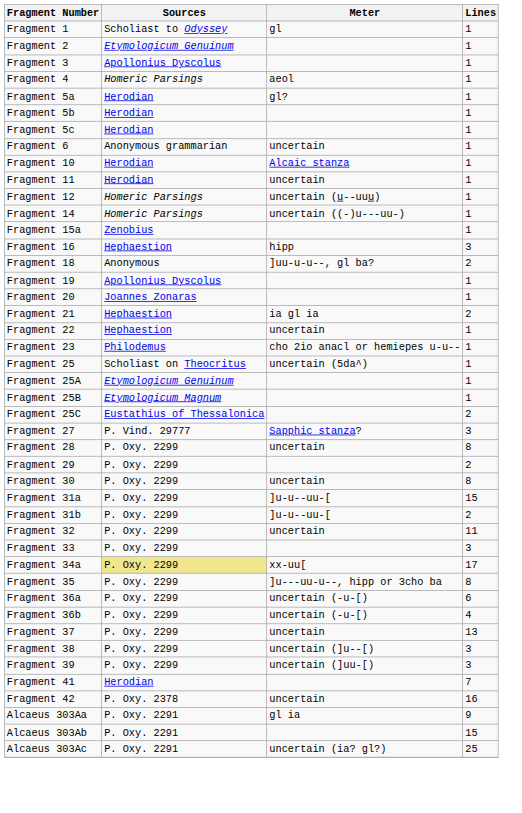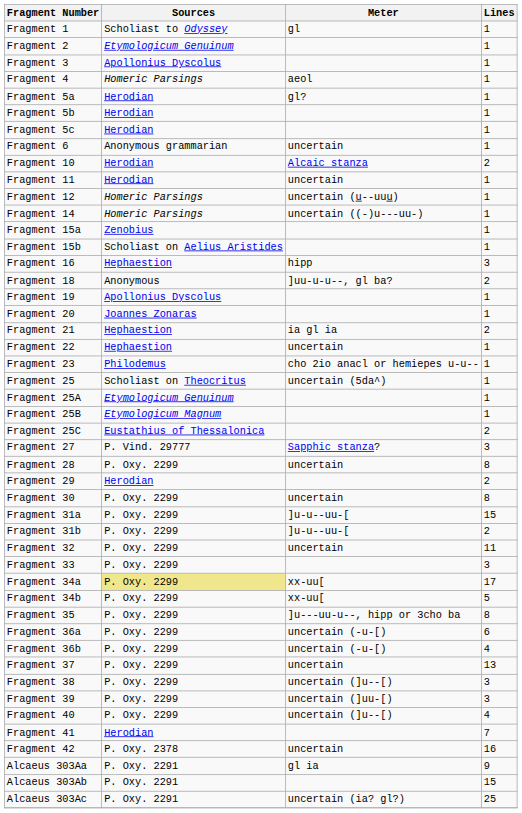(468, 163) 1 -> (487, 163) 2
+ row: (44, 247)
(141, 465) P. Oxy. 2299 -> (129, 481) Herodian
+ row: (44, 599)
+ row: (41, 716)
